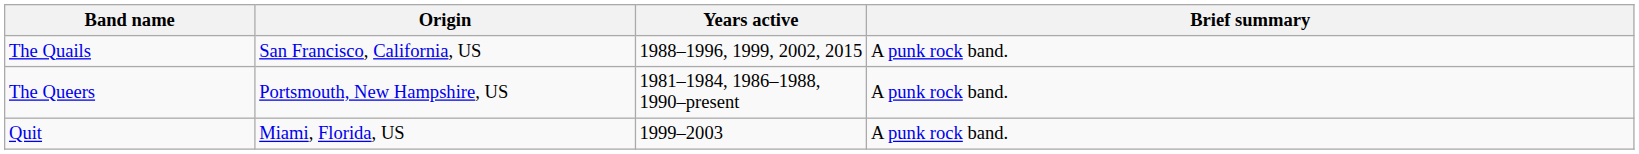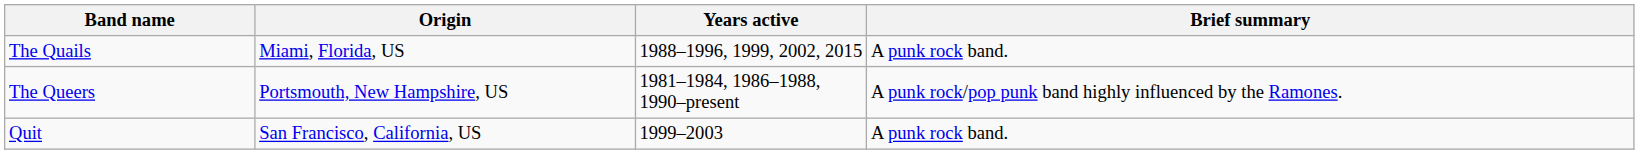(370, 50) San Francisco, California, US -> (332, 50) Miami, Florida, US
(940, 92) A punk rock band. -> (1107, 92) A punk rock/pop punk band highly influenced by the Ramones.
(332, 134) Miami, Florida, US -> (370, 134) San Francisco, California, US
